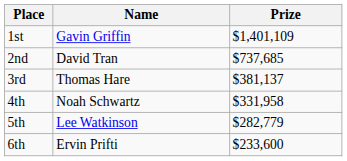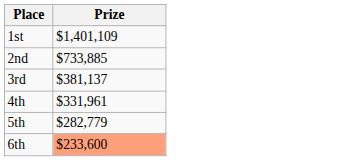- column: (141, 15)
(258, 58) $737,685 -> (82, 58) $733,885
(258, 101) $331,958 -> (82, 101) $331,961
(258, 144) no background -> (82, 144) lightsalmon background
